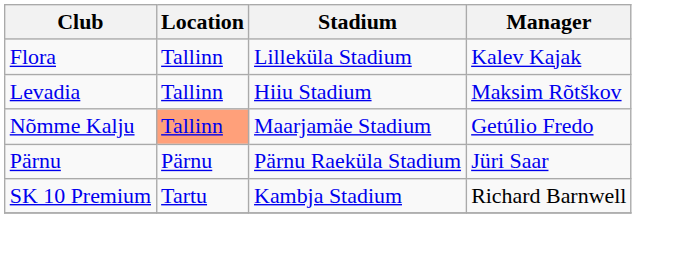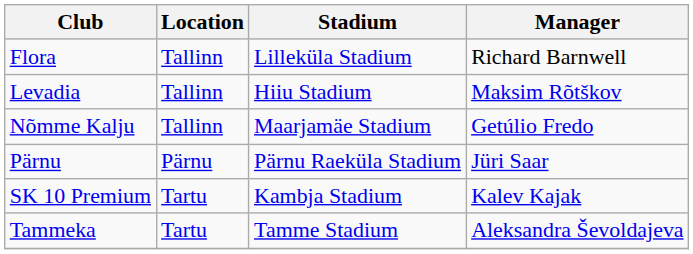(526, 56) Kalev Kajak -> (549, 56) Richard Barnwell
(192, 126) lightsalmon background -> (192, 126) no background
(549, 195) Richard Barnwell -> (526, 195) Kalev Kajak
+ row: (53, 230)
